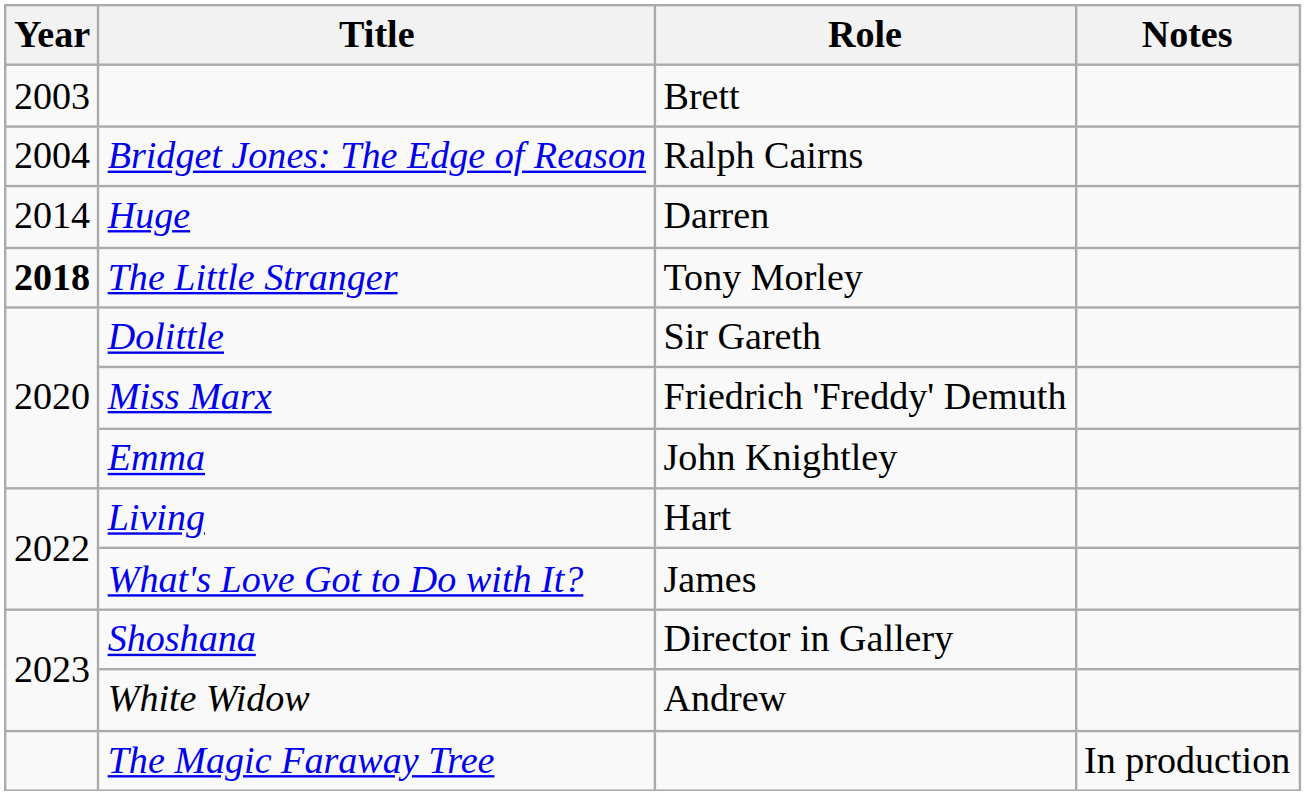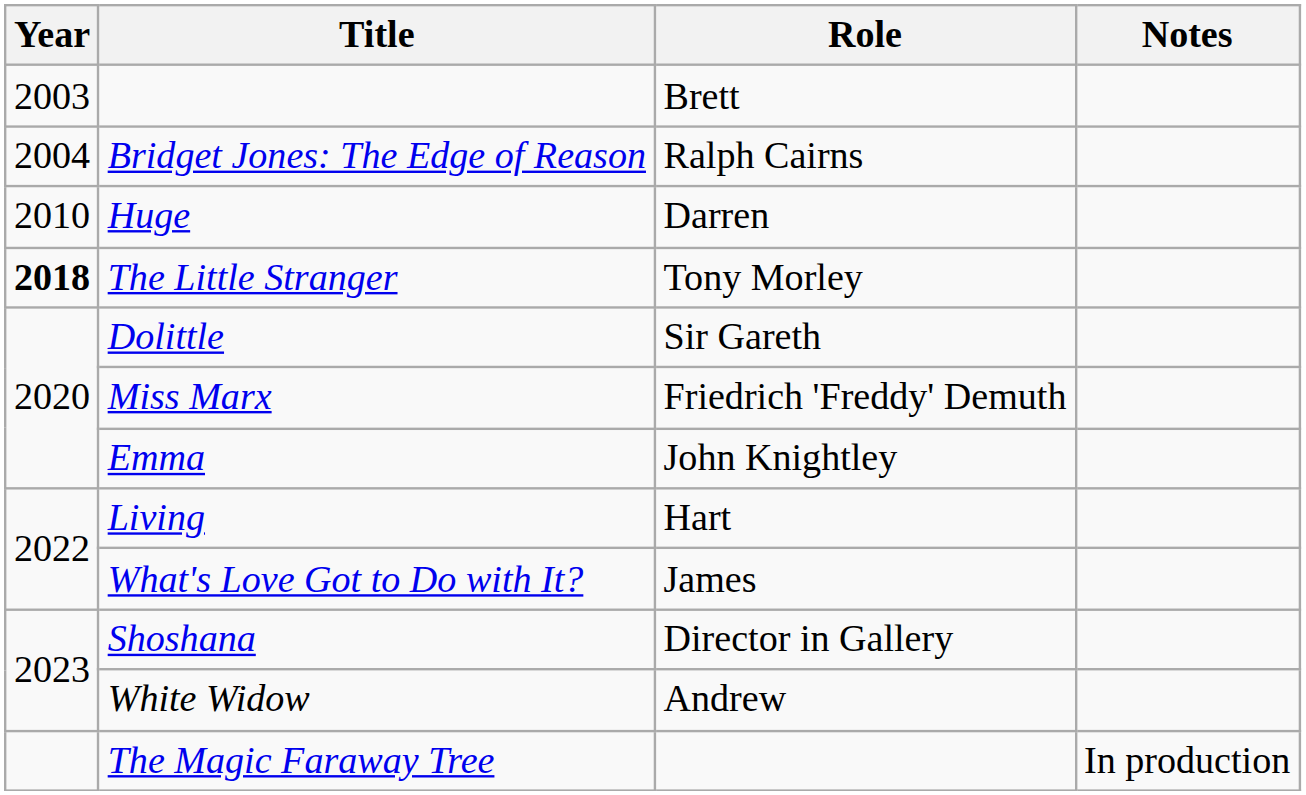(52, 215) 2014 -> (52, 215) 2010
